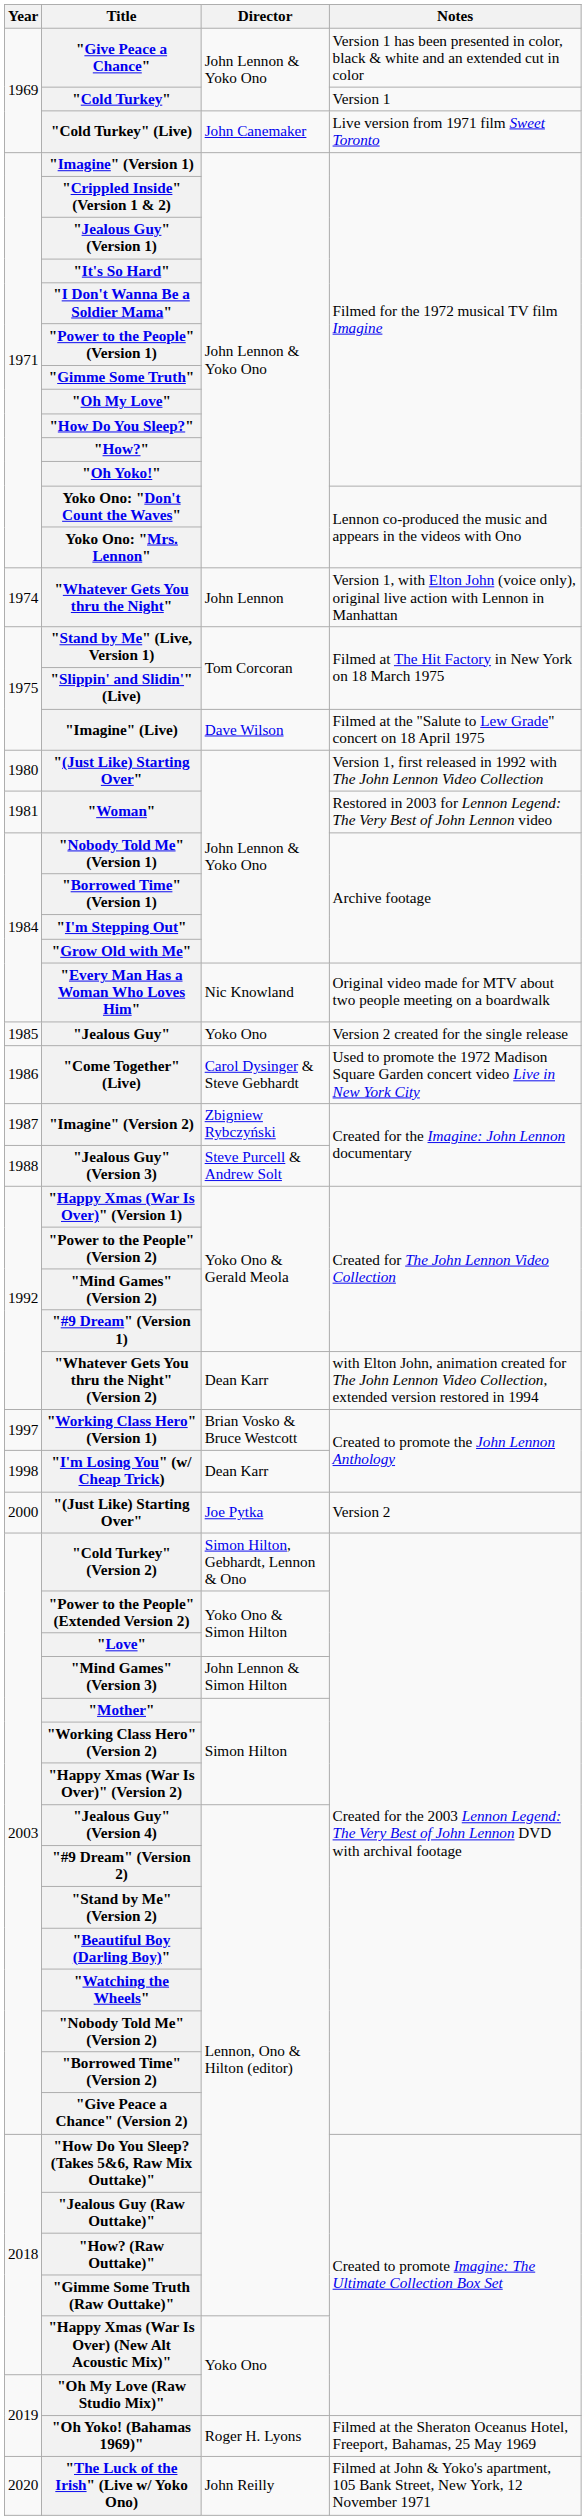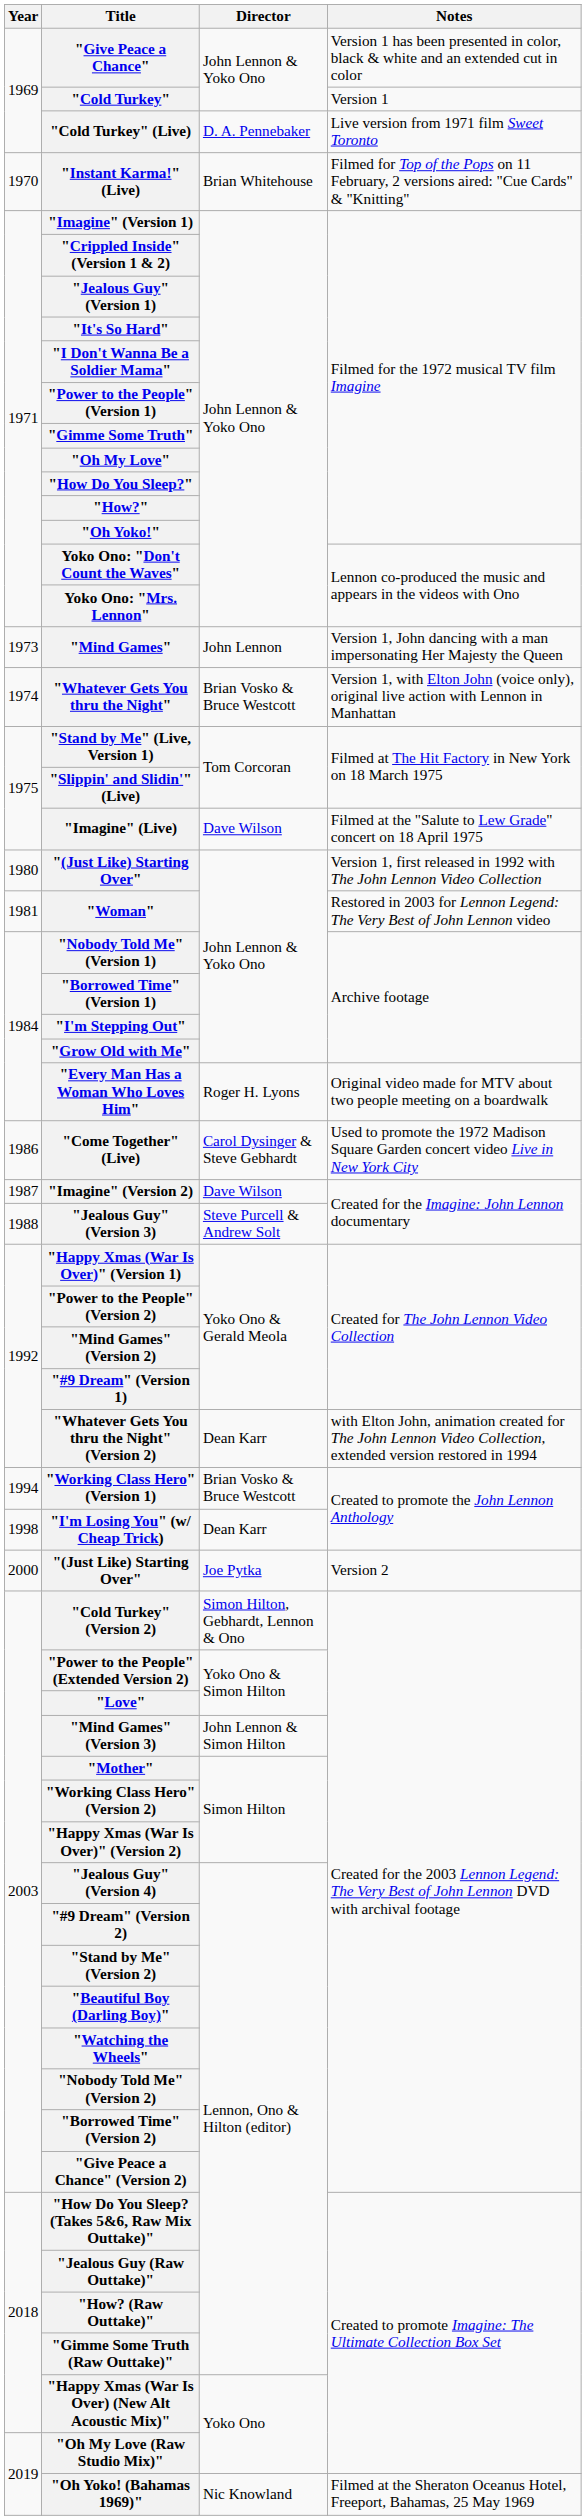(256, 131) John Canemaker -> (257, 131) D. A. Pennebaker
+ row: (121, 181)
+ row: (121, 647)
(244, 597) John Lennon -> (249, 696) Brian Vosko & Bruce Westcott
(249, 992) Nic Knowland -> (251, 1091) Roger H. Lyons
- row: (122, 1033)
(240, 1124) Zbigniew Rybczyński -> (242, 1191) Dave Wilson
(23, 1430) 1997 -> (23, 1488) 1994
(253, 2436) Roger H. Lyons -> (247, 2494) Nic Knowland
- row: (122, 2485)
